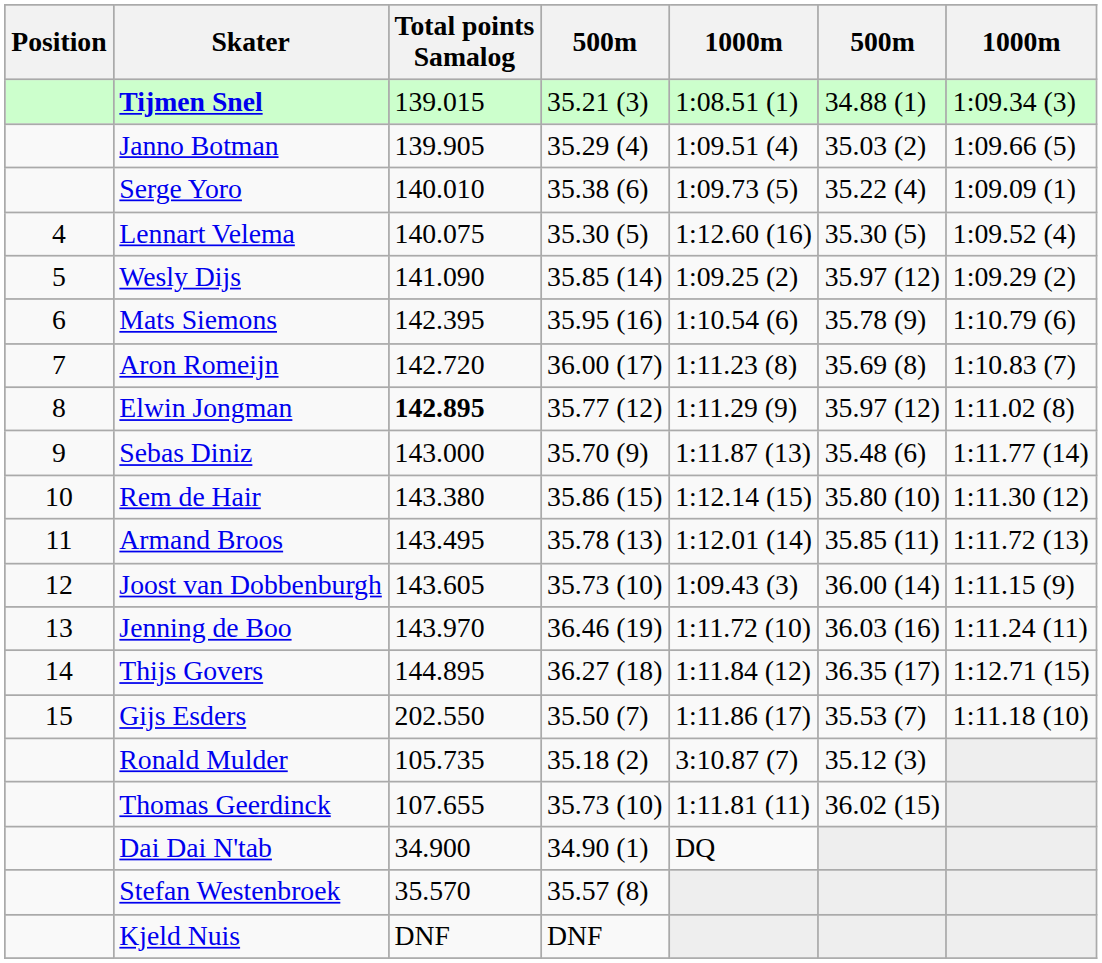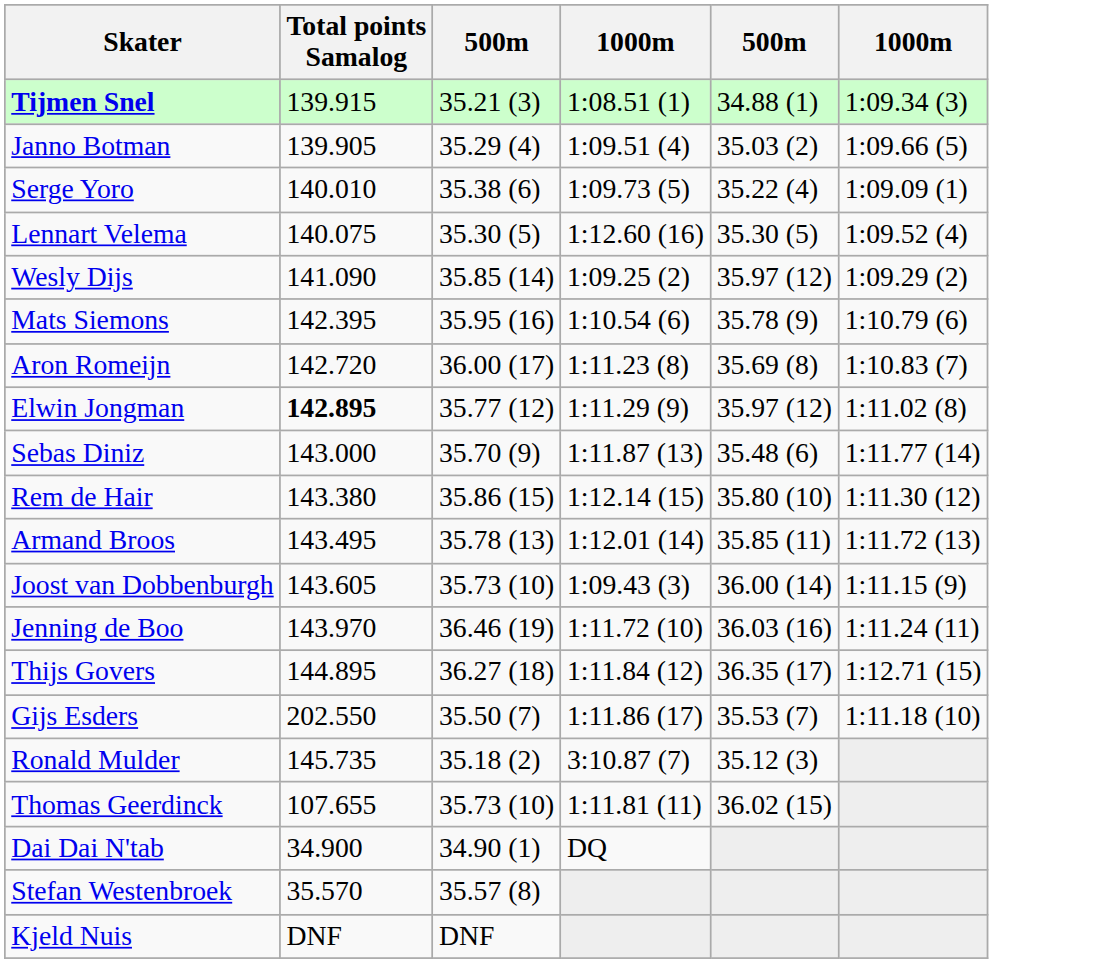- column: (59, 42)
(440, 101) 139.015 -> (331, 101) 139.915
(440, 759) 105.735 -> (331, 759) 145.735
